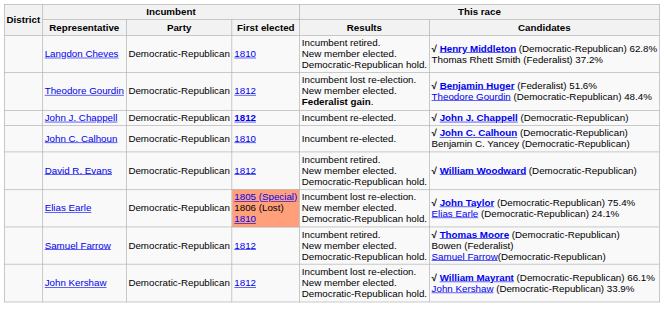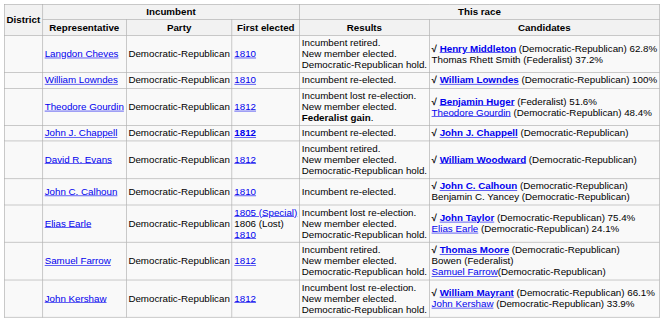+ row: (81, 80)
rows swapped: (78, 170) <-> (81, 139)
(266, 208) lightsalmon background -> (266, 223) no background
